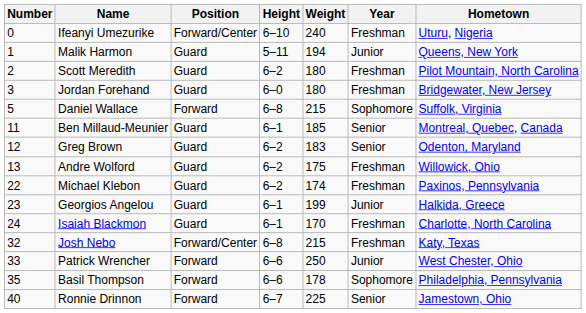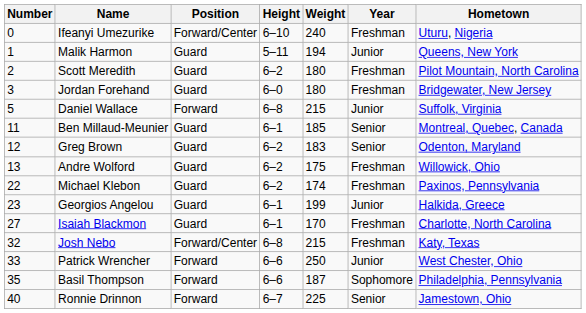(382, 109) Sophomore -> (367, 109) Junior
(14, 223) 24 -> (14, 223) 27
(316, 280) 178 -> (316, 280) 187
